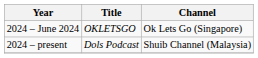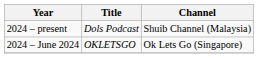rows swapped: (43, 28) <-> (37, 45)
